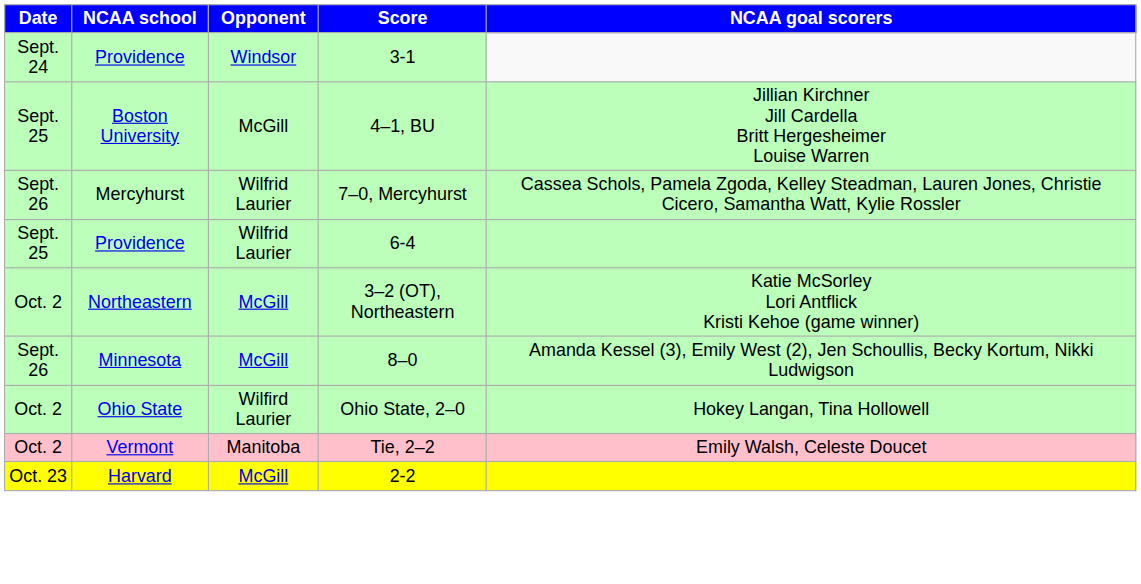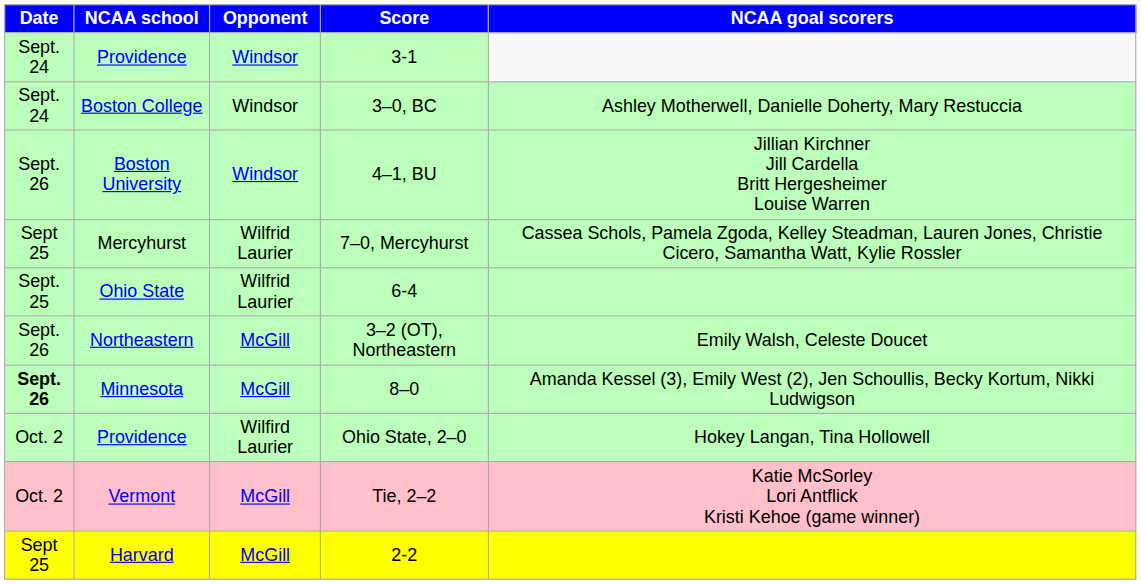+ row: (404, 105)
(38, 125) Sept. 25 -> (39, 174) Sept. 26
(263, 125) McGill -> (265, 174) Windsor
(38, 194) Sept. 26 -> (39, 243) Sept 25
(140, 243) Providence -> (142, 291) Ohio State
(38, 301) Oct. 2 -> (39, 340) Sept. 26
(811, 301) Katie McSorley Lori Antflick Kristi Kehoe (game winner) -> (812, 340) Emily Walsh, Celeste Doucet
(38, 360) normal -> (39, 389) bold
(140, 409) Ohio State -> (142, 437) Providence
(263, 447) Manitoba -> (265, 496) McGill
(811, 447) Emily Walsh, Celeste Doucet -> (812, 496) Katie McSorley Lori Antflick Kristi Kehoe (game winner)
(38, 476) Oct. 23 -> (39, 554) Sept 25
